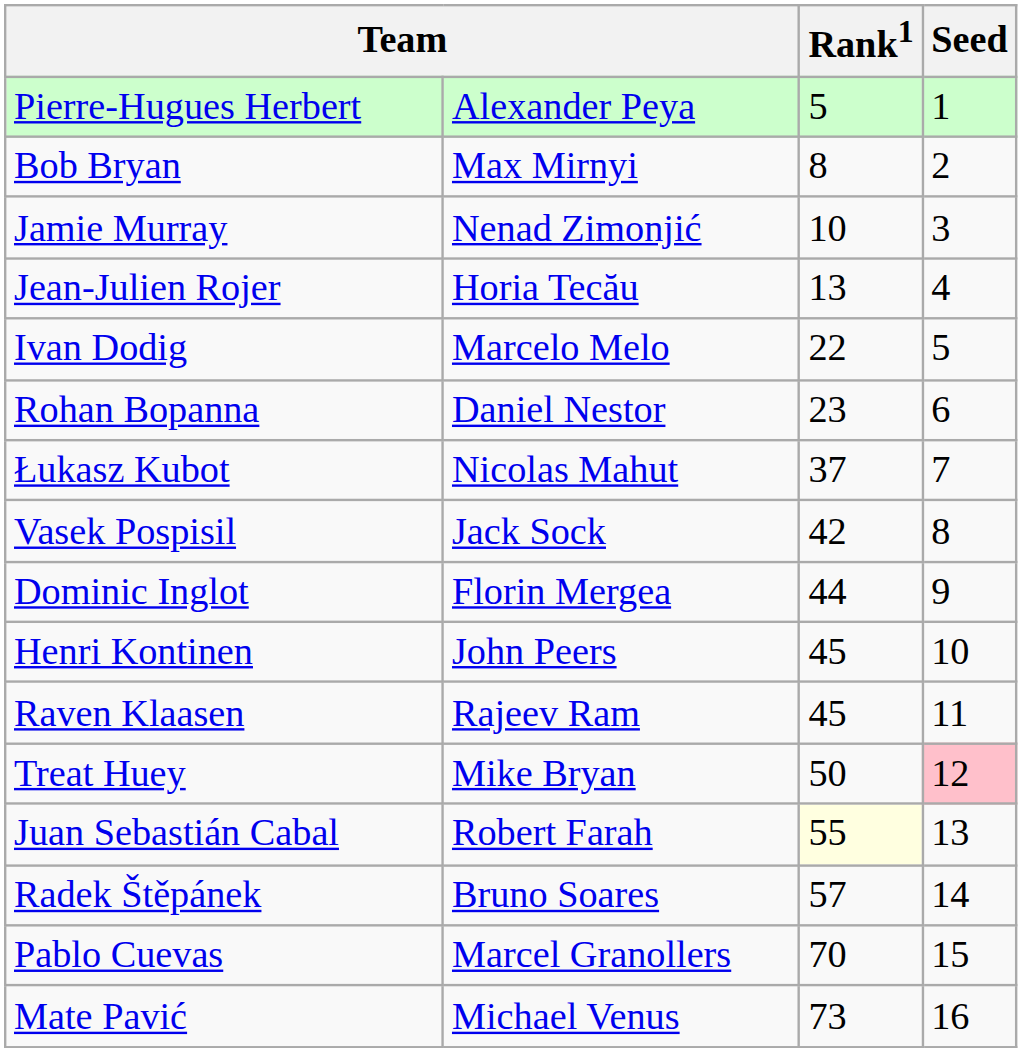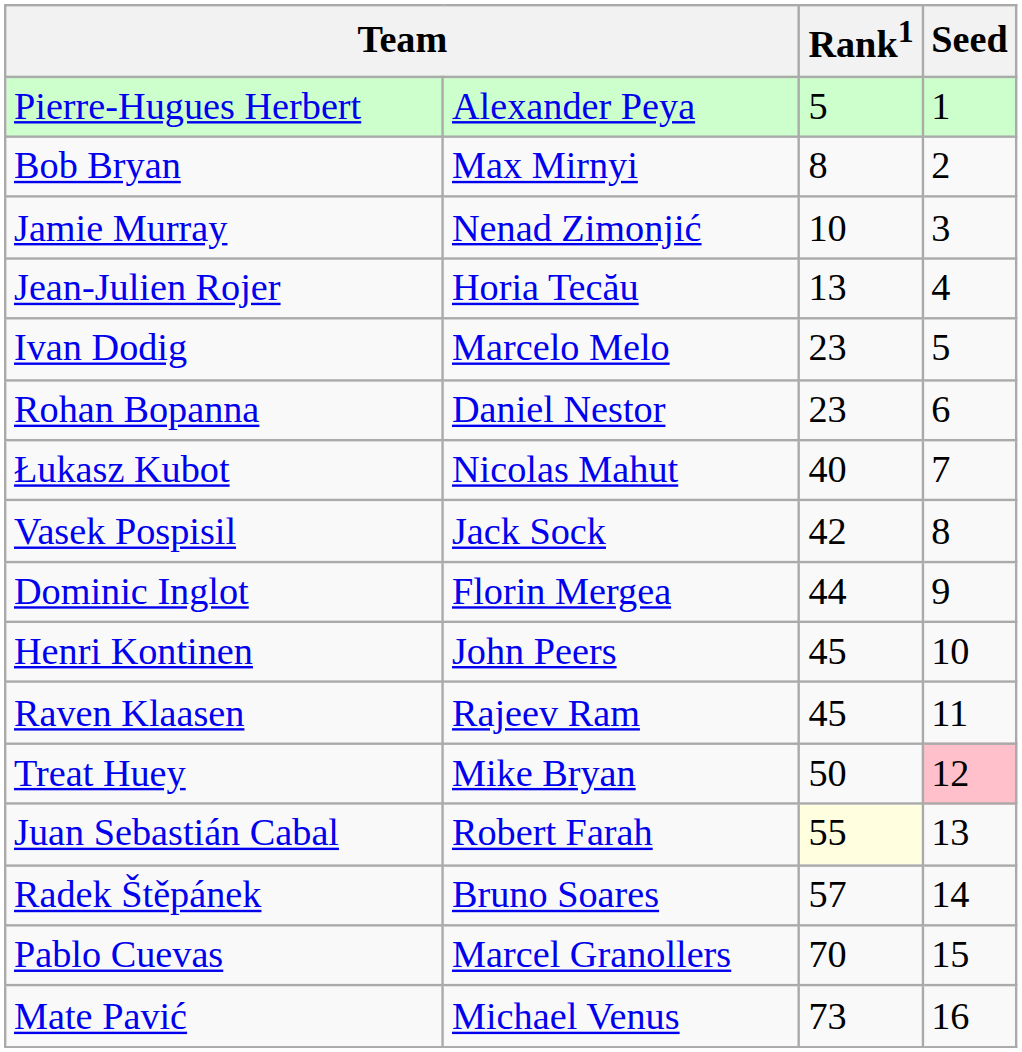(828, 348) 22 -> (828, 348) 23
(828, 469) 37 -> (828, 469) 40
